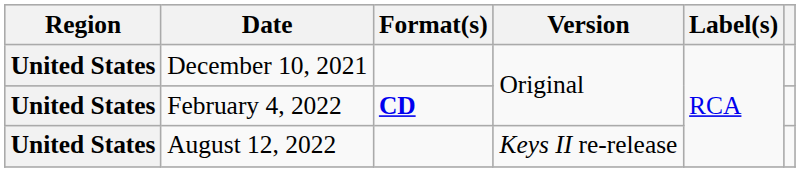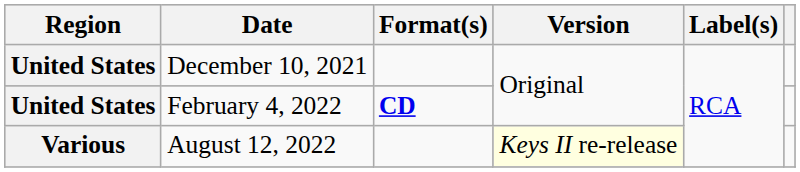(83, 145) United States -> (83, 145) Various
(588, 145) no background -> (588, 145) lightyellow background
